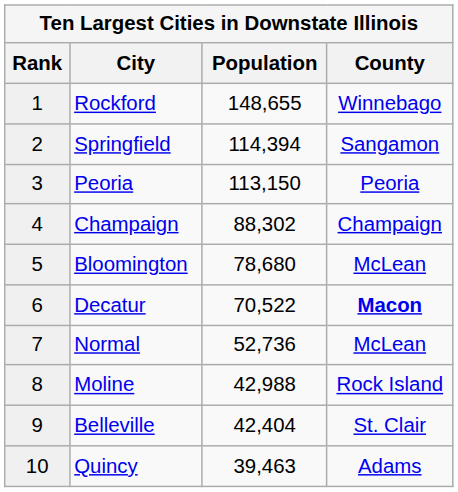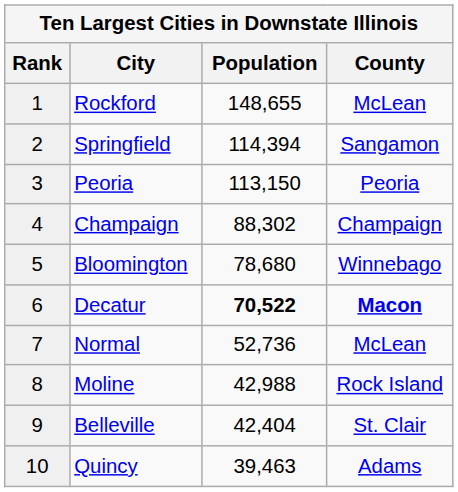(390, 103) Winnebago -> (390, 103) McLean
(390, 264) McLean -> (390, 264) Winnebago
(265, 304) normal -> (265, 304) bold
